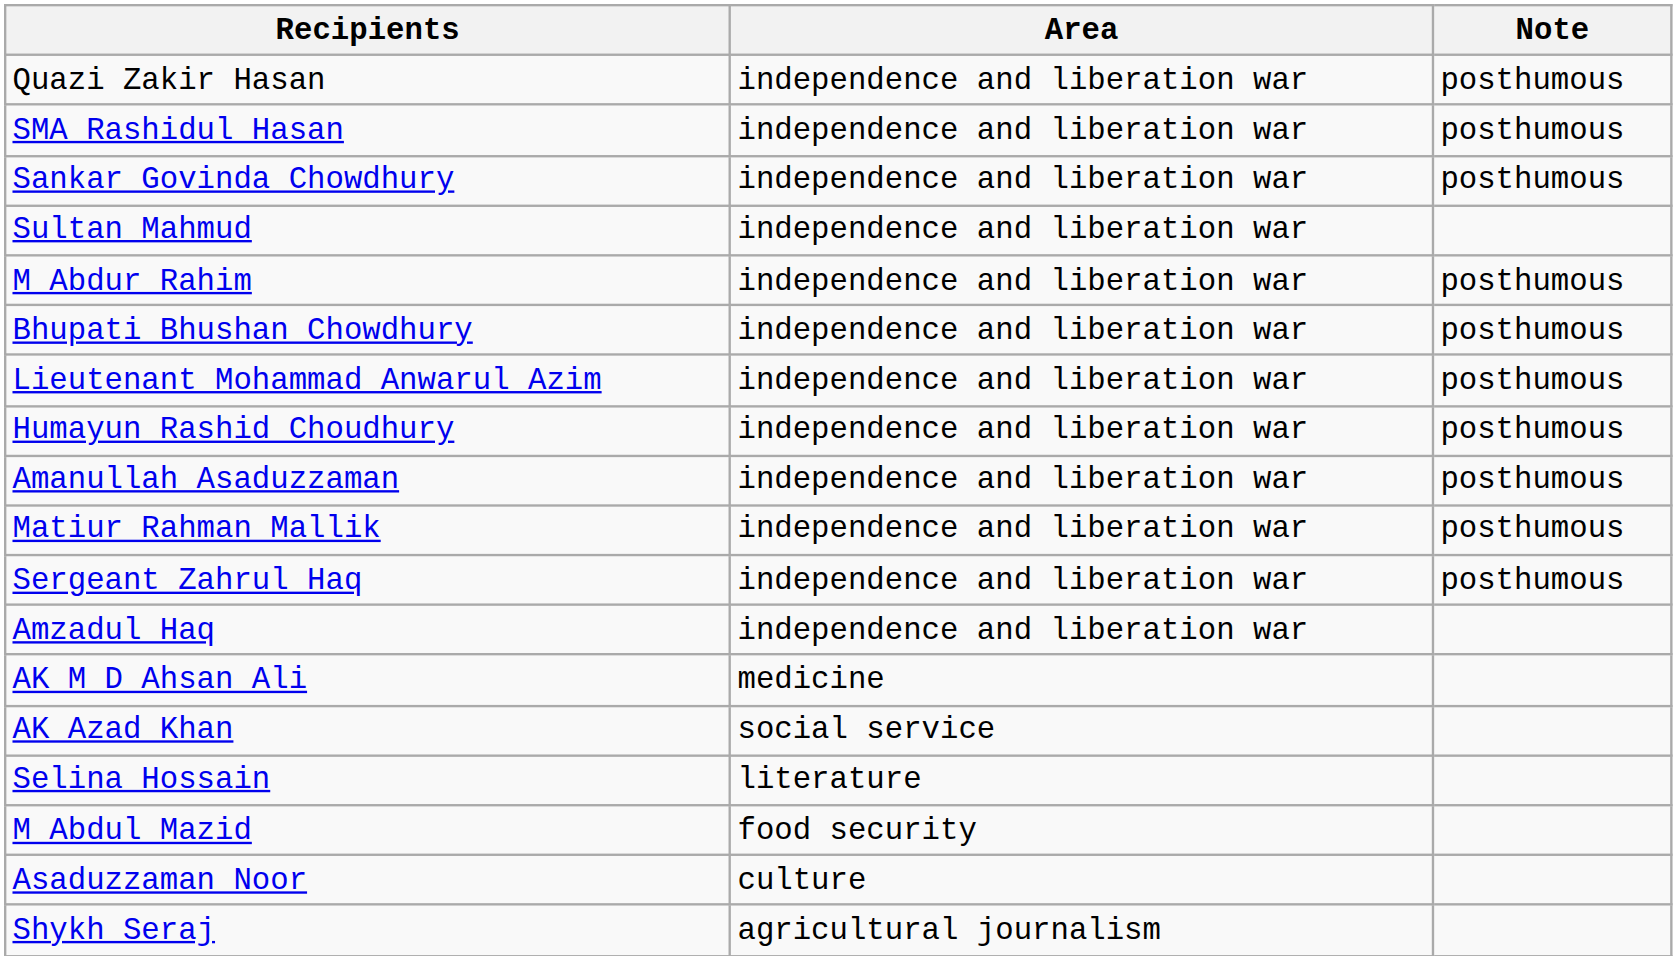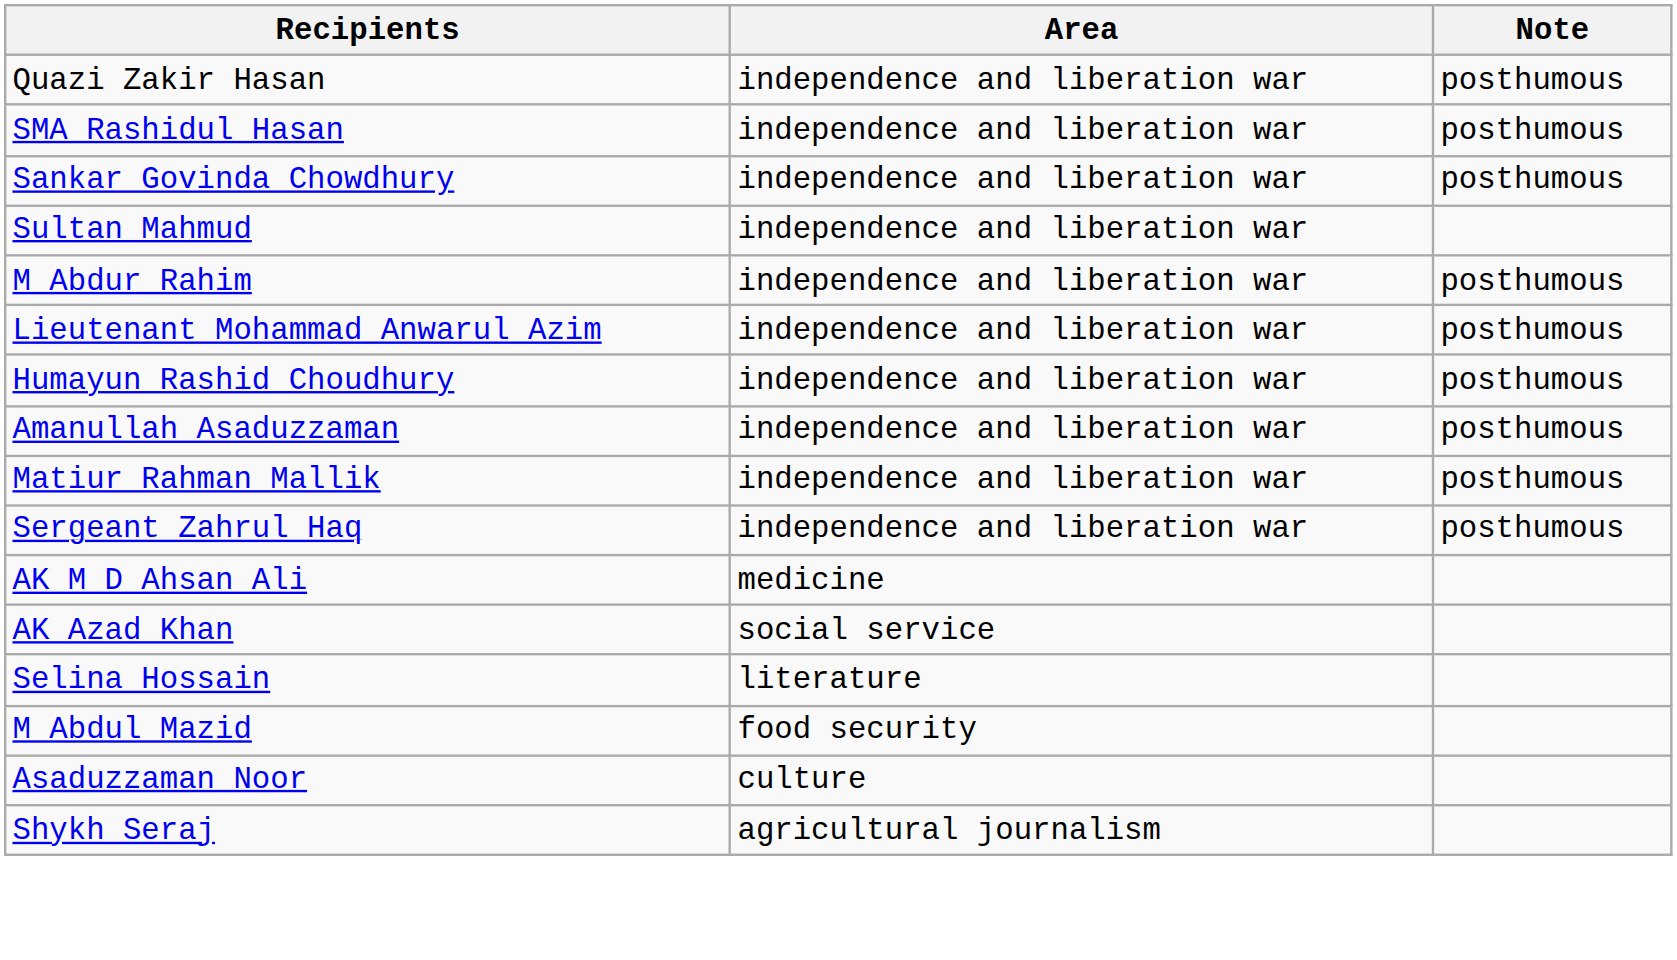- row: (243, 330)
- row: (114, 630)
